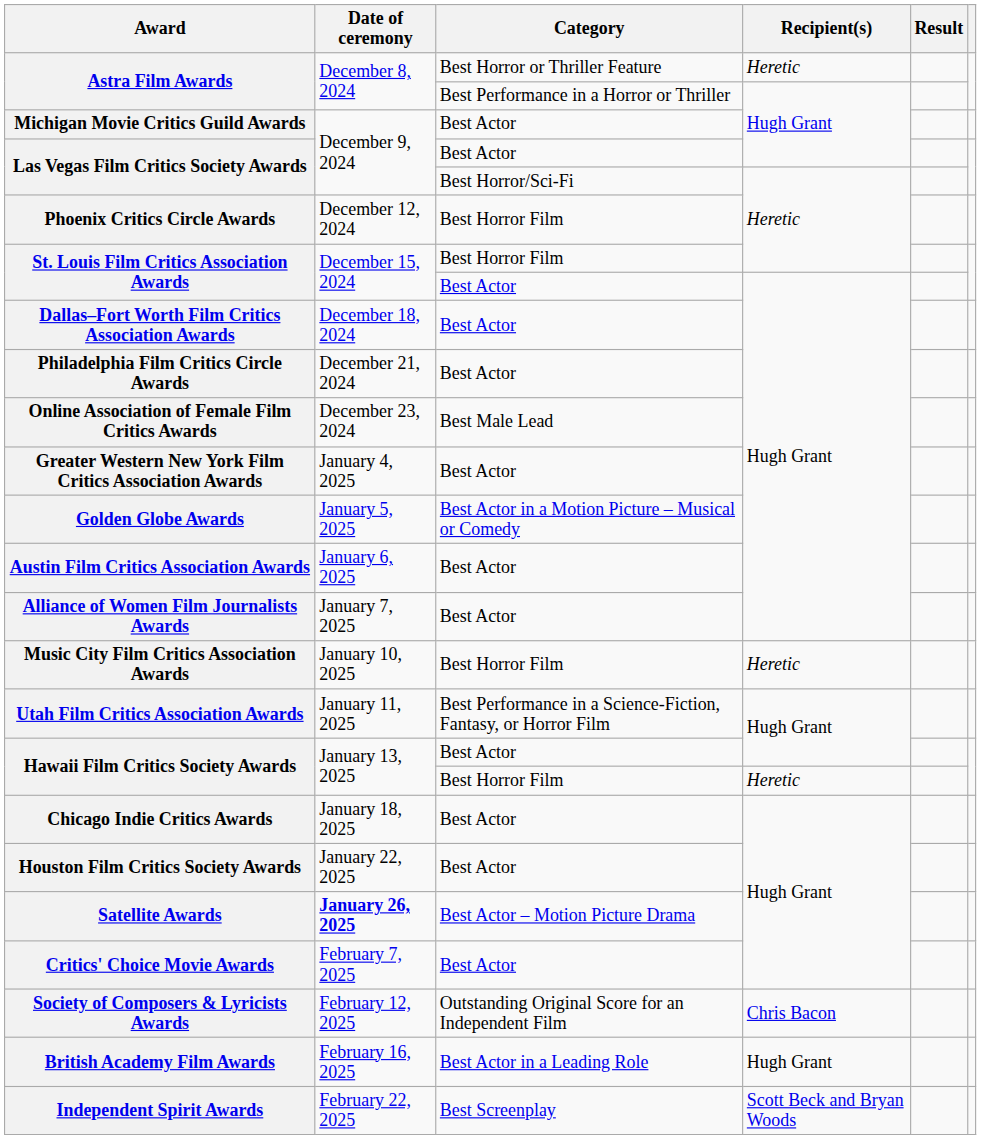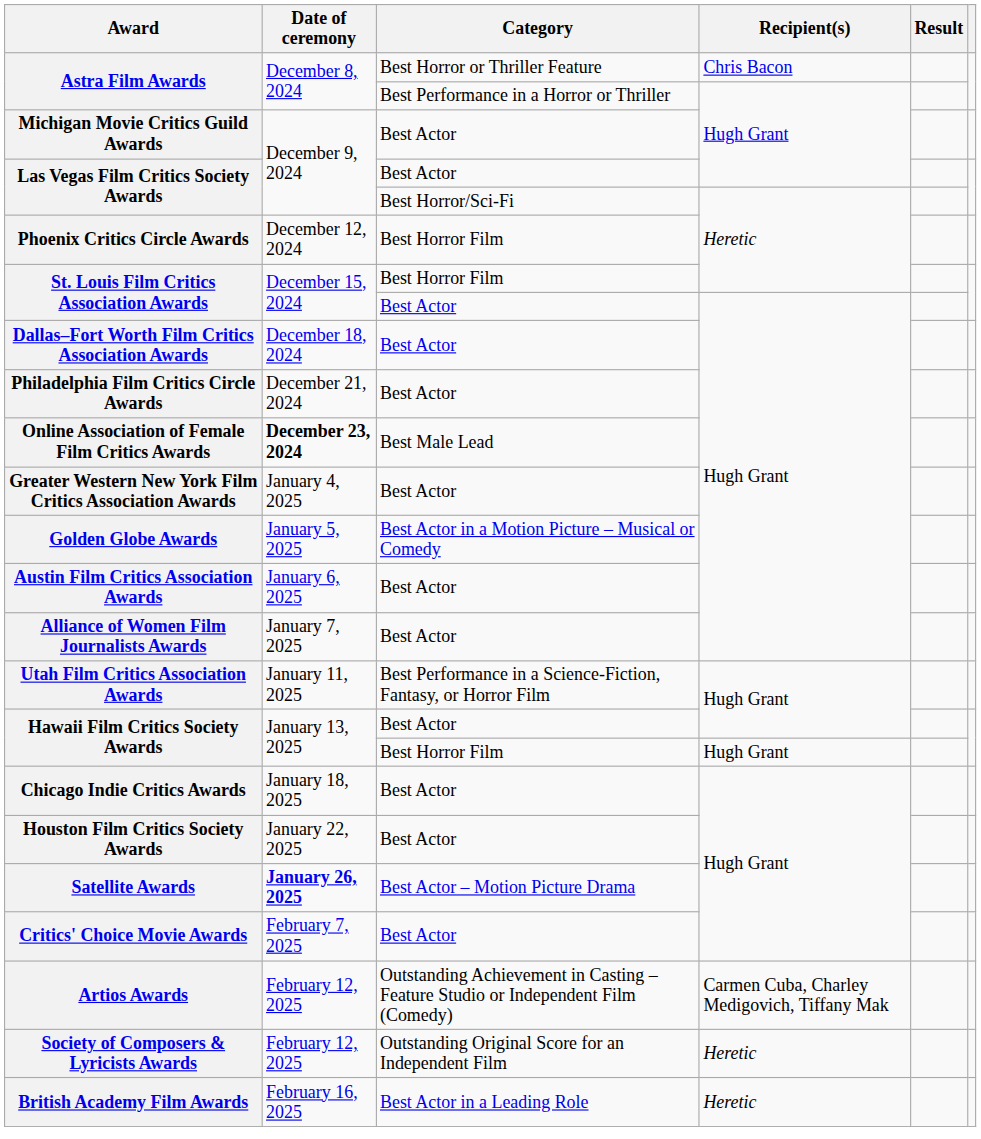(773, 67) Heretic -> (748, 67) Chris Bacon
(370, 422) normal -> (318, 442) bold
- row: (160, 664)
(773, 780) Heretic -> (746, 752) Hugh Grant
+ row: (133, 994)
(791, 1013) Chris Bacon -> (730, 1053) Heretic
(789, 1061) Hugh Grant -> (730, 1102) Heretic
- row: (160, 1110)
